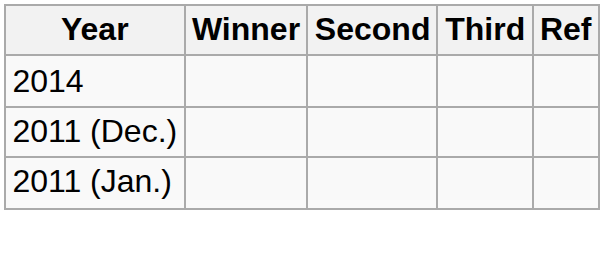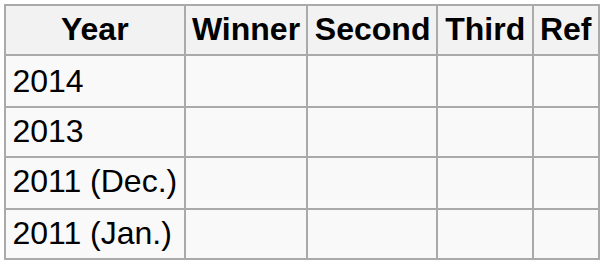+ row: (48, 131)
